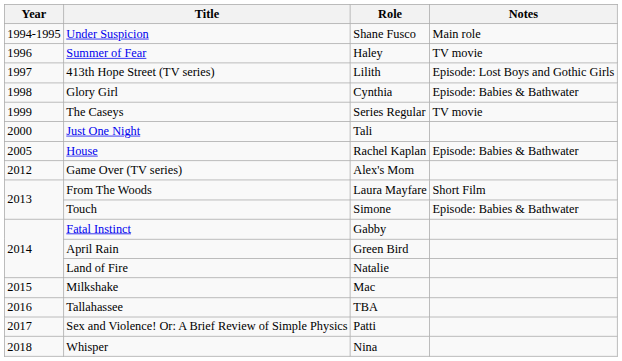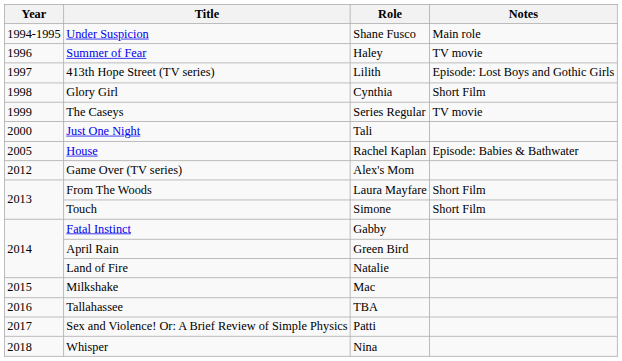(506, 92) Episode: Babies & Bathwater -> (459, 92) Short Film
(506, 209) Episode: Babies & Bathwater -> (459, 209) Short Film
